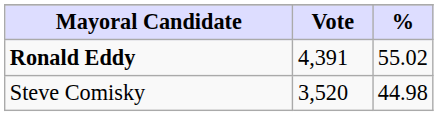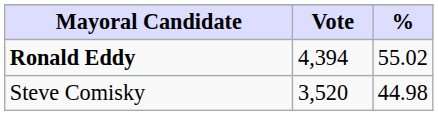(323, 57) 4,391 -> (323, 57) 4,394
